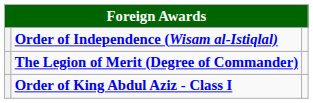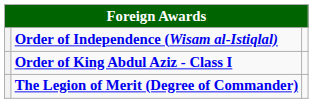rows swapped: (123, 86) <-> (156, 62)
